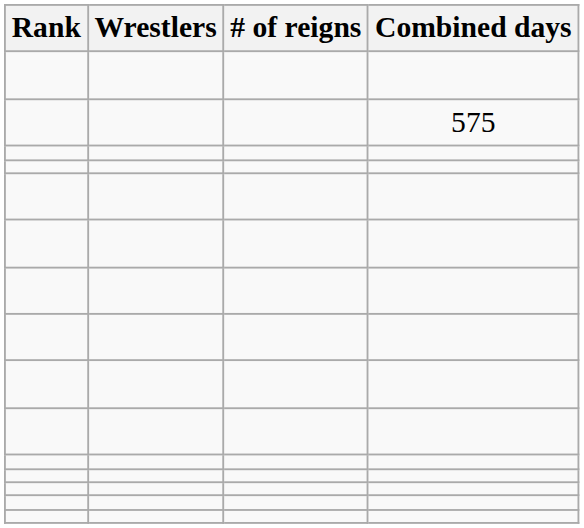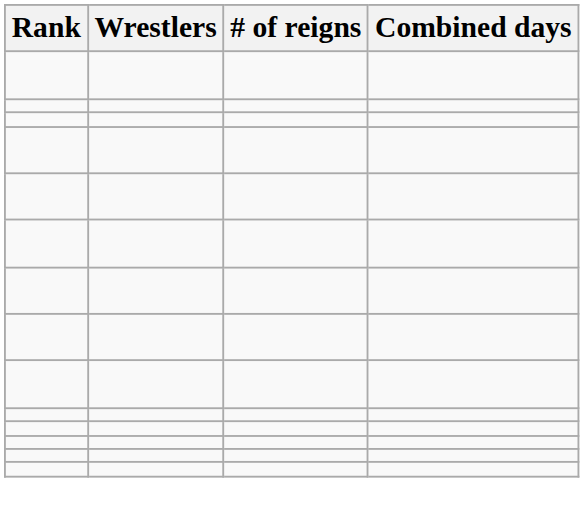- row: (46, 122)
